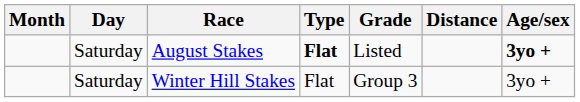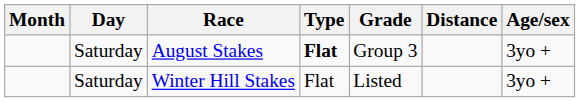(378, 50) Listed -> (385, 50) Group 3
(529, 50) bold -> (529, 50) normal
(385, 81) Group 3 -> (378, 81) Listed
